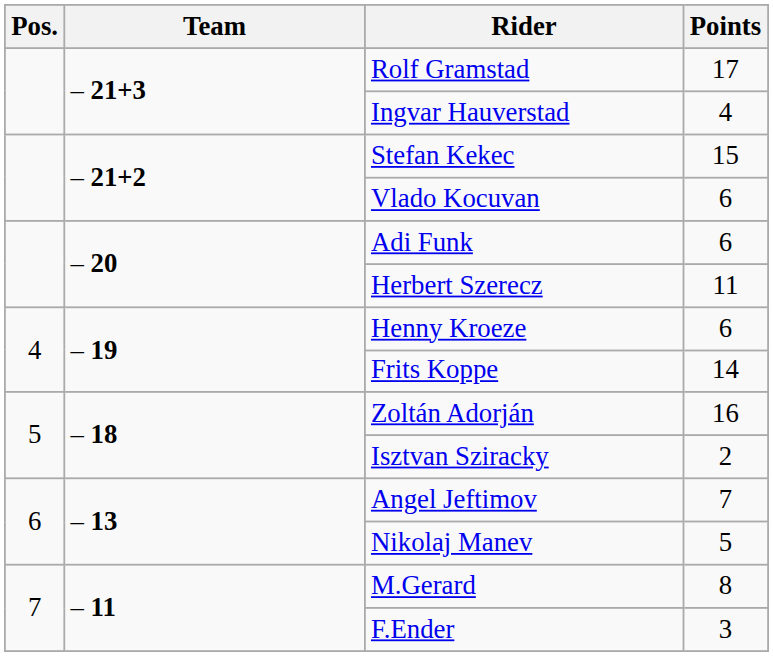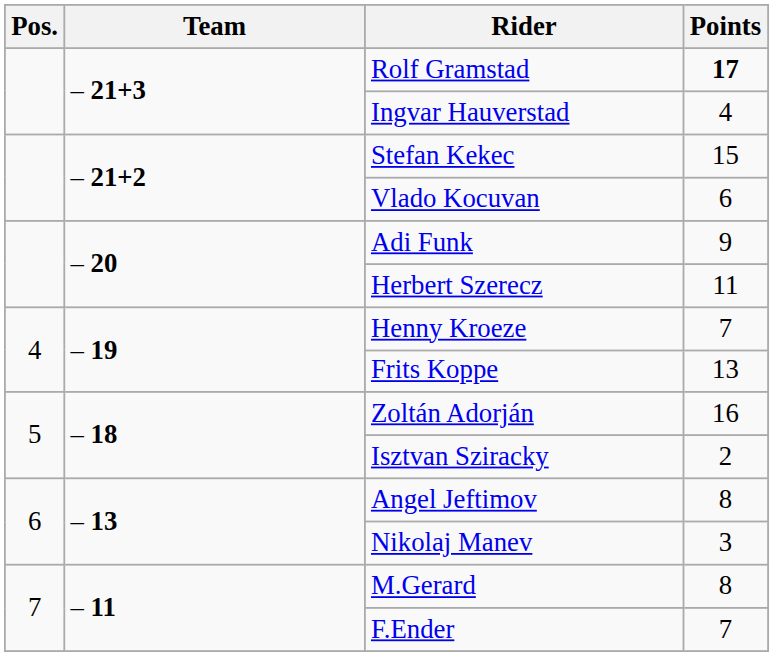(725, 69) normal -> (725, 69) bold
(725, 241) 6 -> (725, 241) 9
(725, 327) 6 -> (725, 327) 7
(725, 370) 14 -> (725, 370) 13
(725, 499) 7 -> (725, 499) 8
(725, 542) 5 -> (725, 542) 3
(725, 629) 3 -> (725, 629) 7
